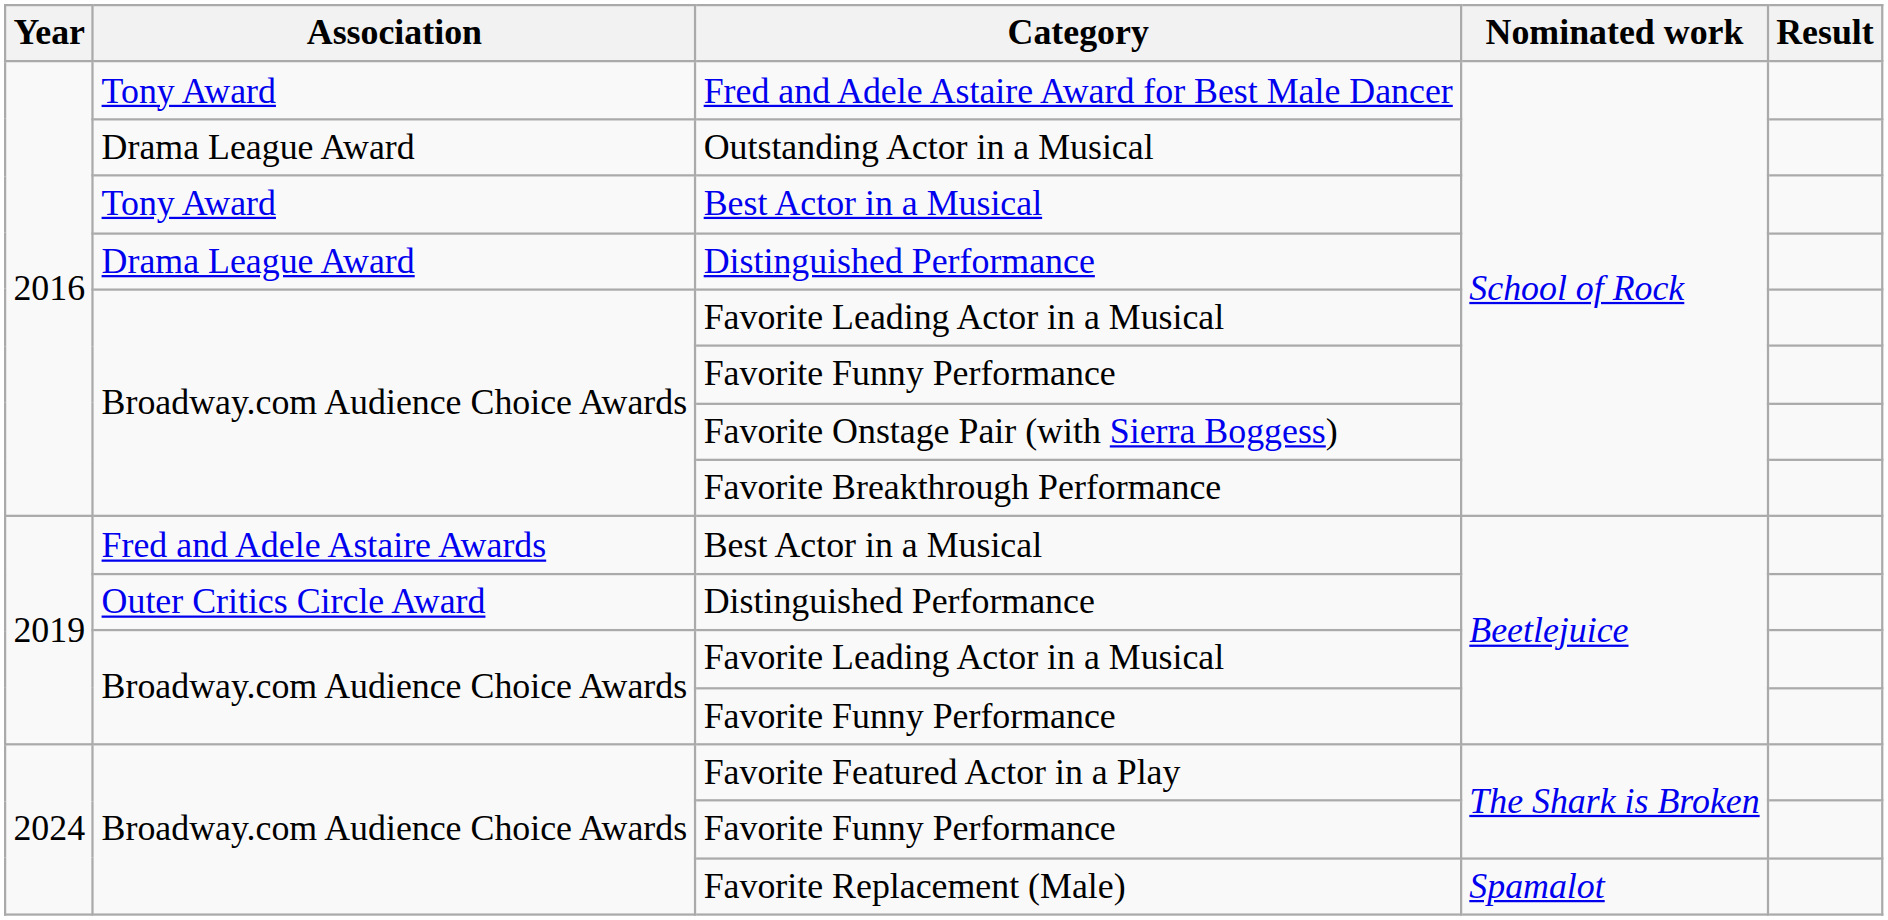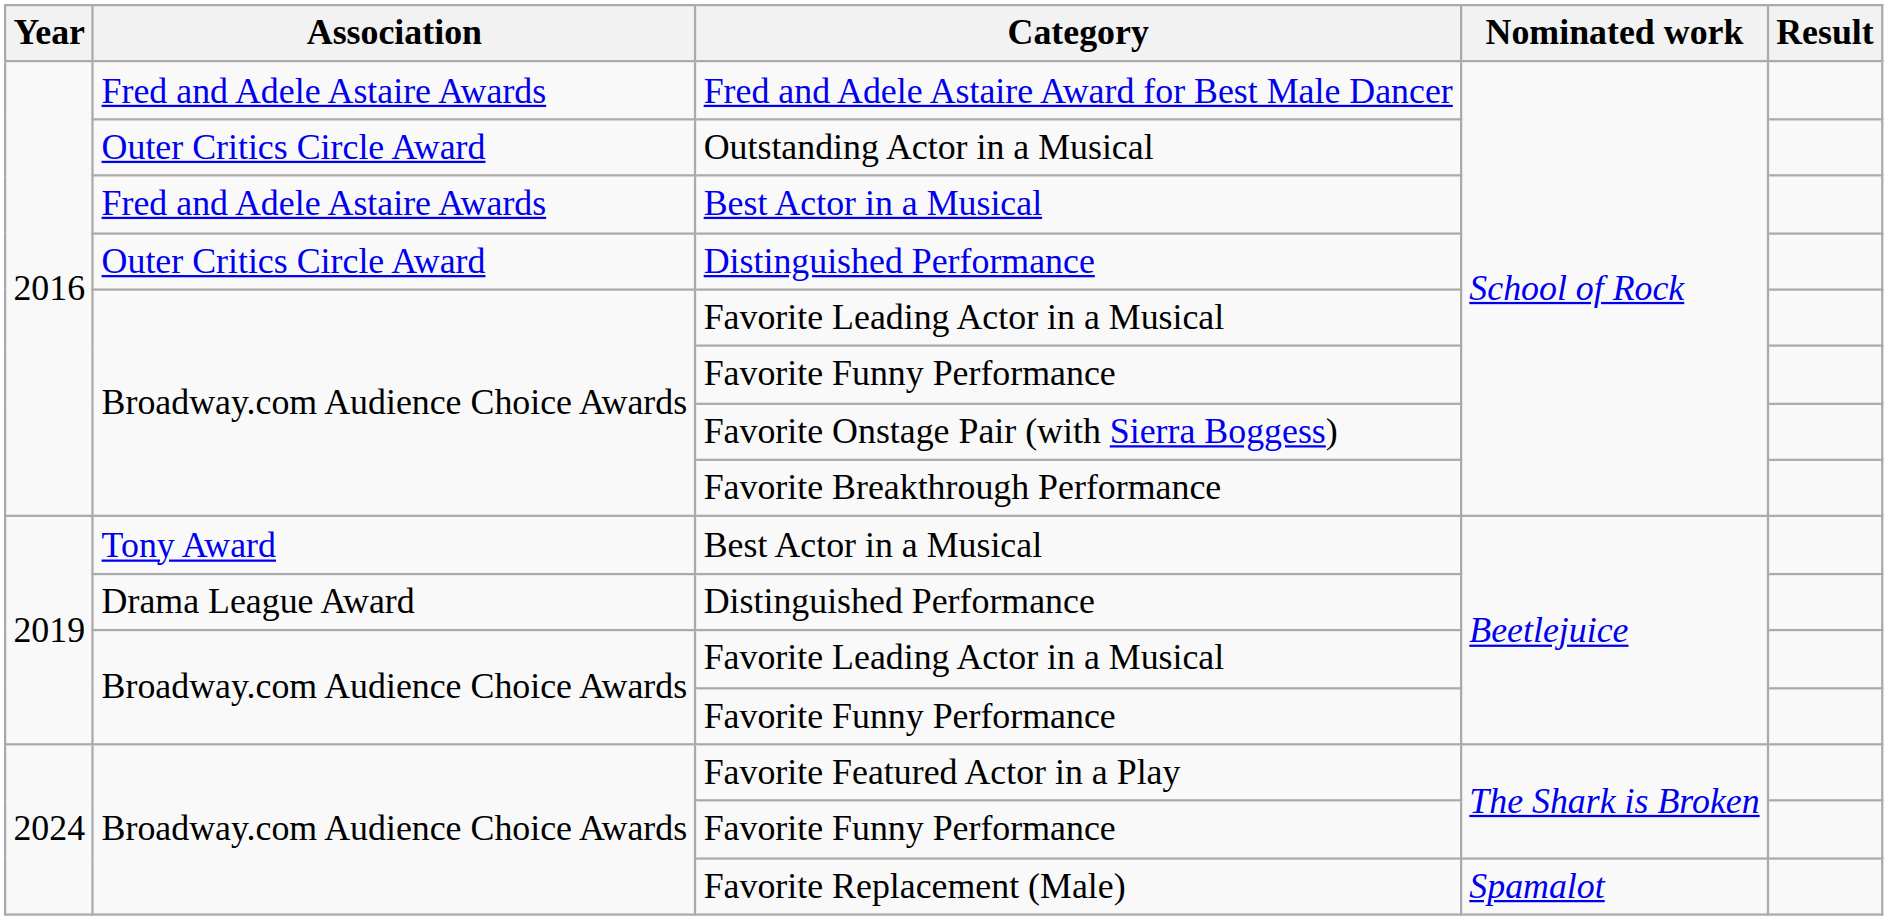(189, 89) Tony Award -> (324, 89) Fred and Adele Astaire Awards
(258, 146) Drama League Award -> (294, 146) Outer Critics Circle Award
(189, 203) Tony Award -> (324, 203) Fred and Adele Astaire Awards
(258, 260) Drama League Award -> (294, 260) Outer Critics Circle Award
(324, 544) Fred and Adele Astaire Awards -> (189, 544) Tony Award
(294, 601) Outer Critics Circle Award -> (258, 601) Drama League Award
